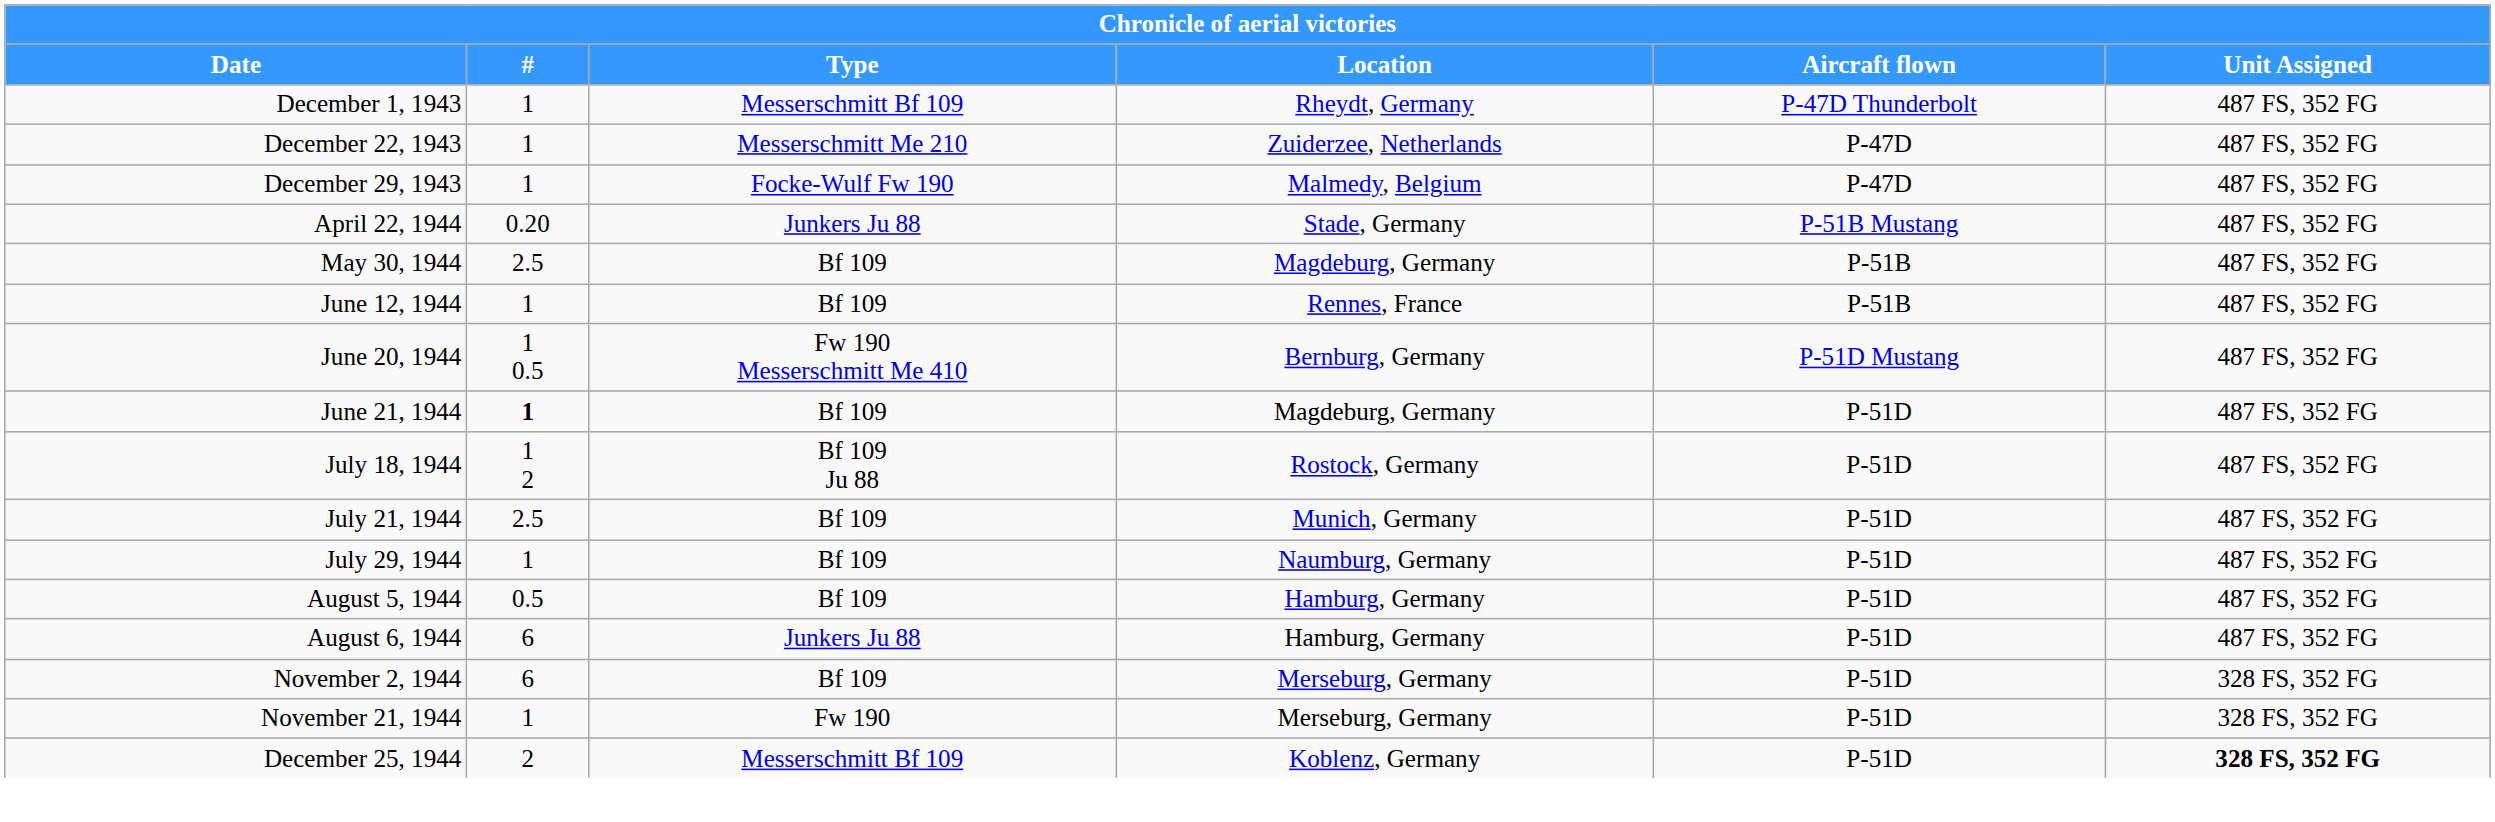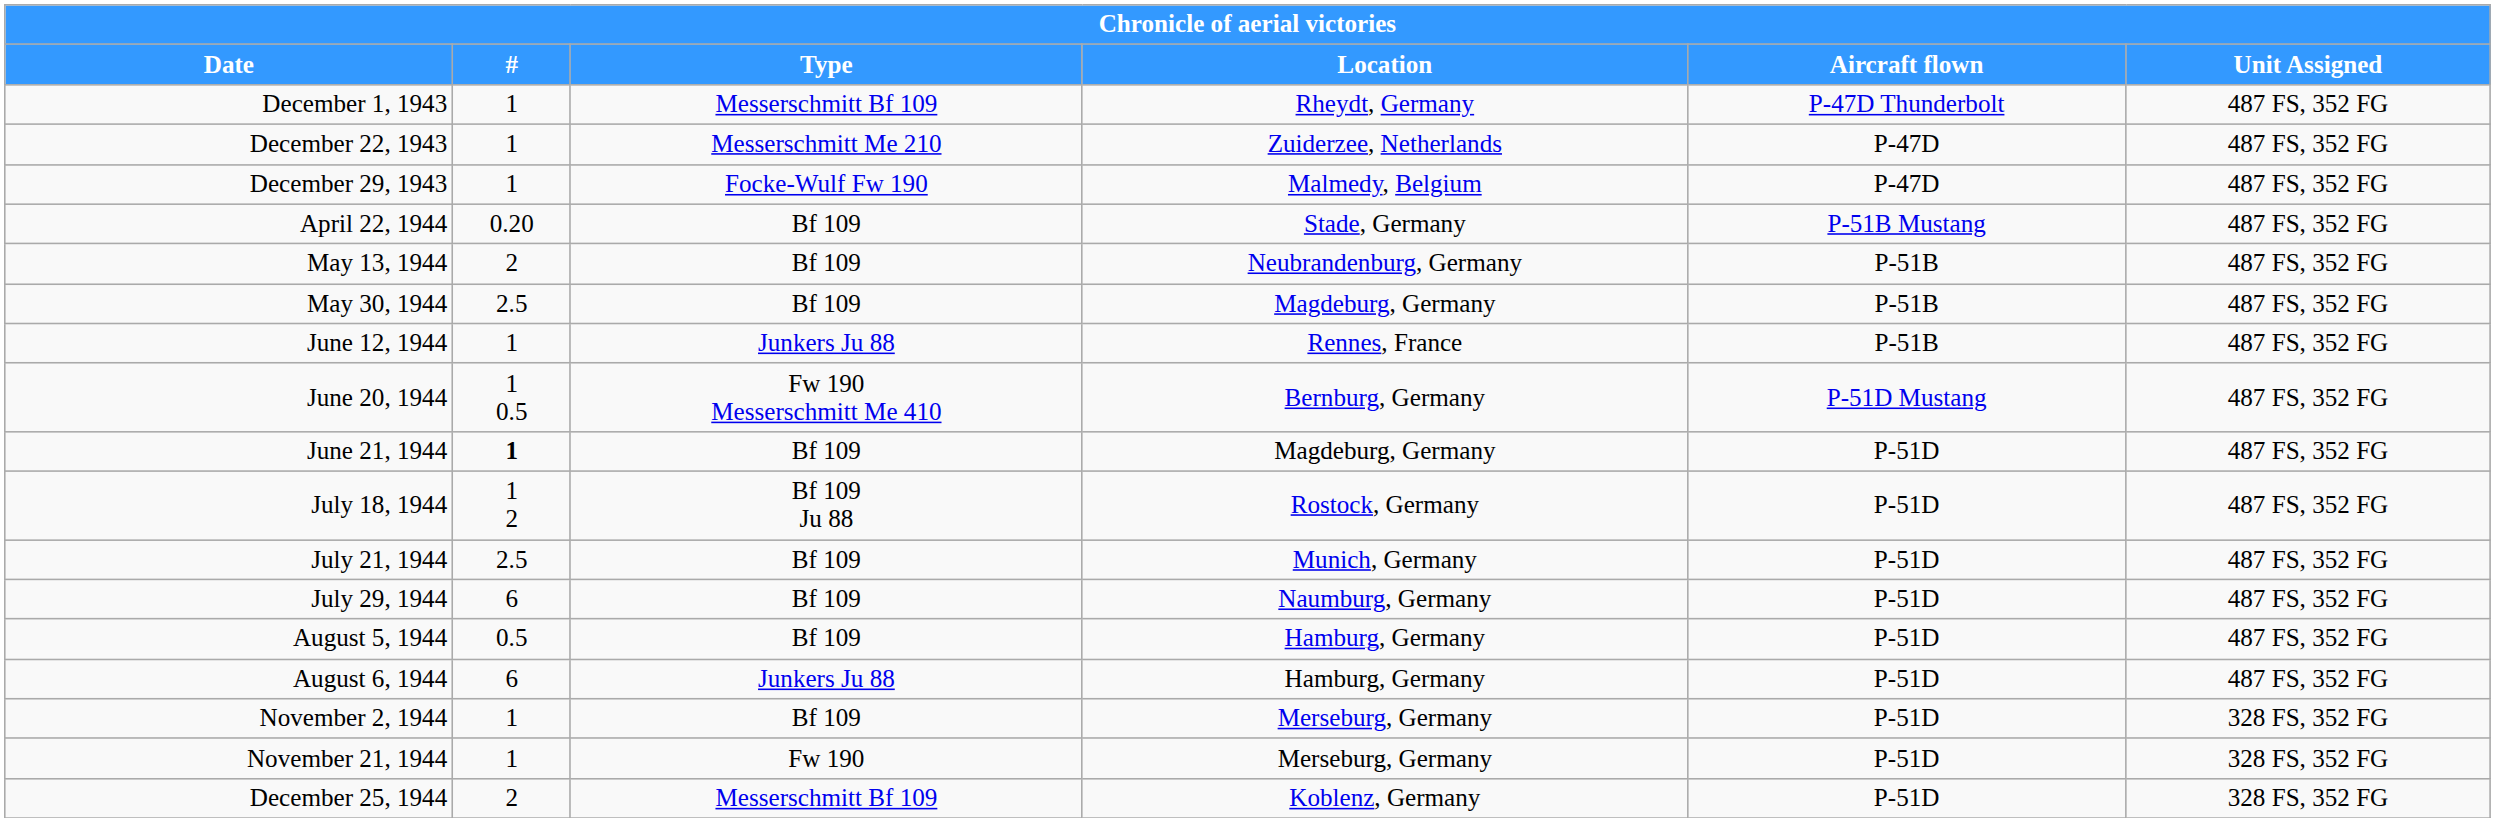(852, 223) Junkers Ju 88 -> (826, 223) Bf 109
+ row: (377, 263)
(852, 303) Bf 109 -> (826, 343) Junkers Ju 88
(528, 559) 1 -> (512, 598) 6
(528, 678) 6 -> (512, 718) 1
(2298, 758) bold -> (2308, 798) normal
